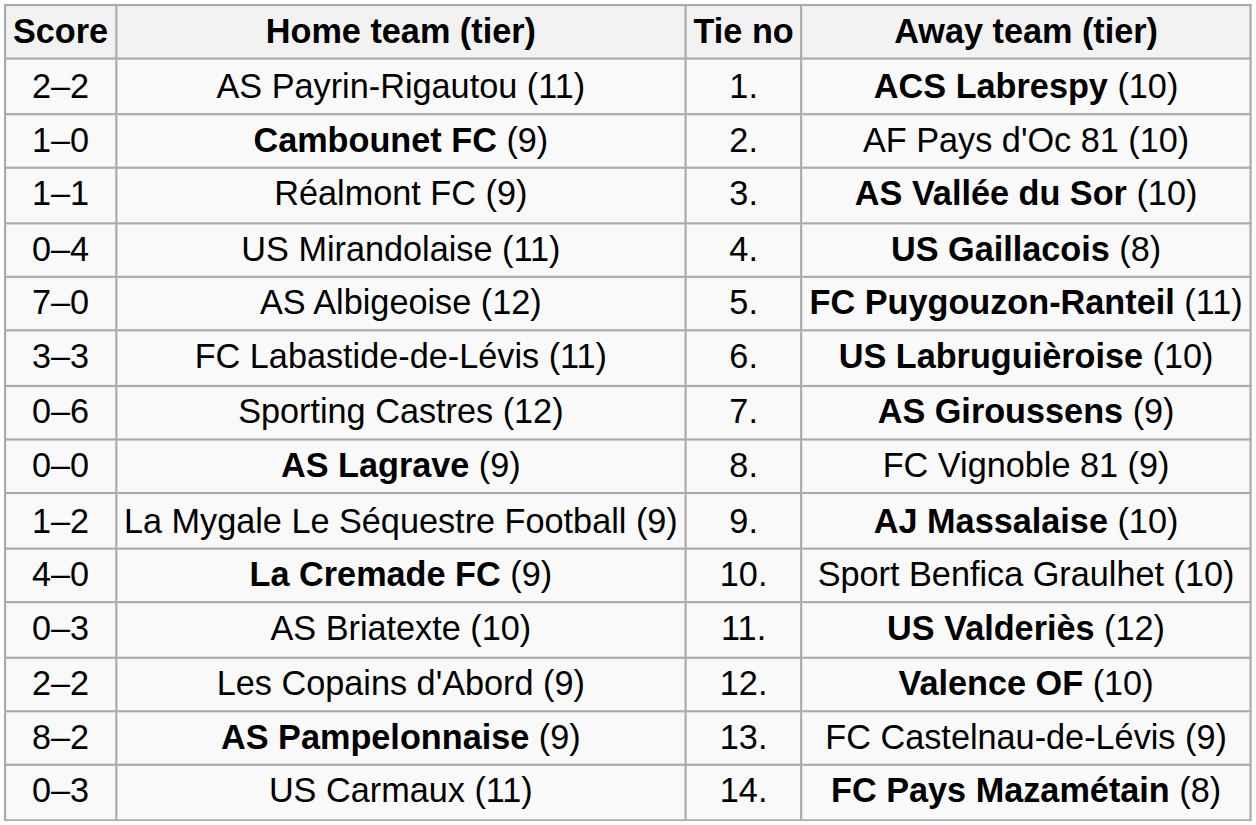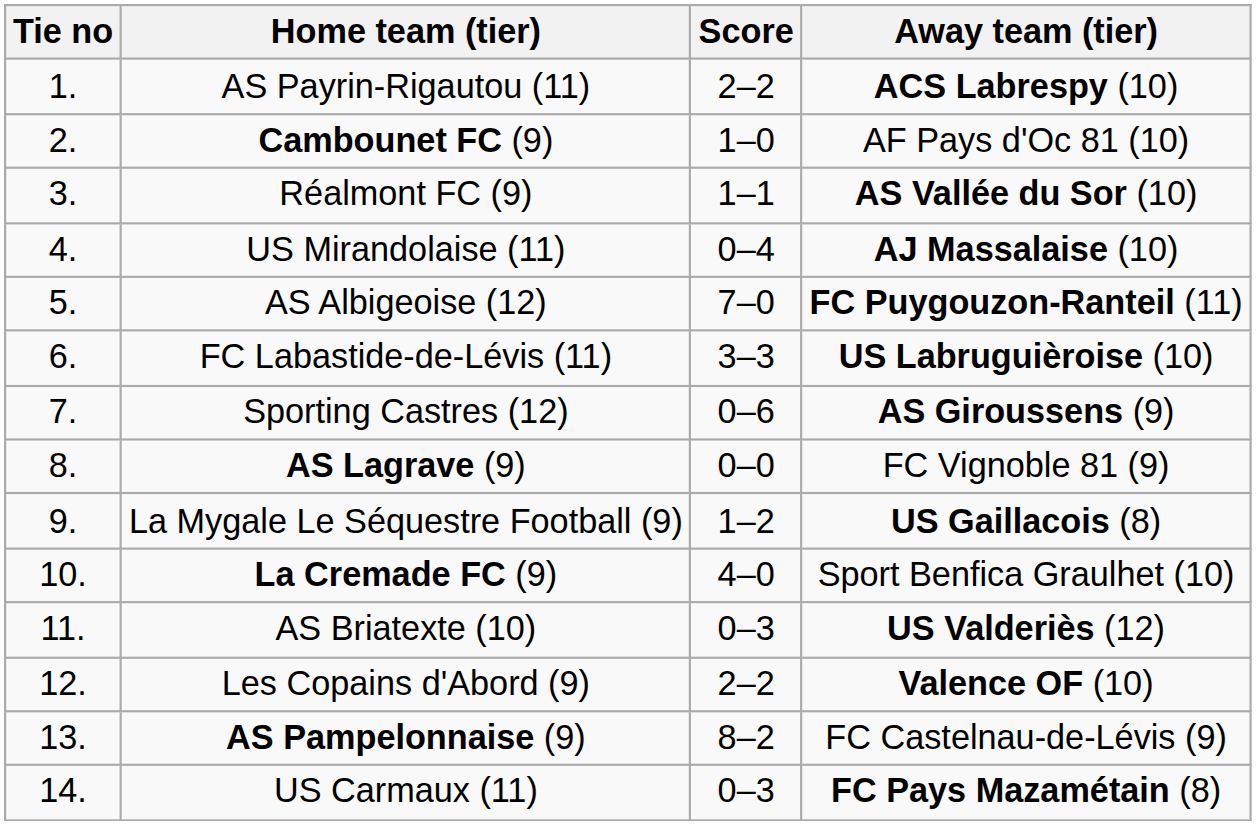columns swapped: (744, 31) <-> (61, 31)
(1026, 248) US Gaillacois (8) -> (1026, 248) AJ Massalaise (10)
(1026, 520) AJ Massalaise (10) -> (1026, 520) US Gaillacois (8)
